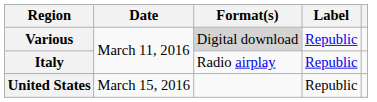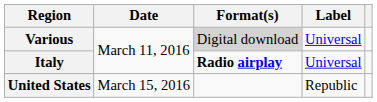(331, 39) Republic -> (333, 39) Universal
(236, 62) normal -> (239, 62) bold
(331, 62) Republic -> (333, 62) Universal
